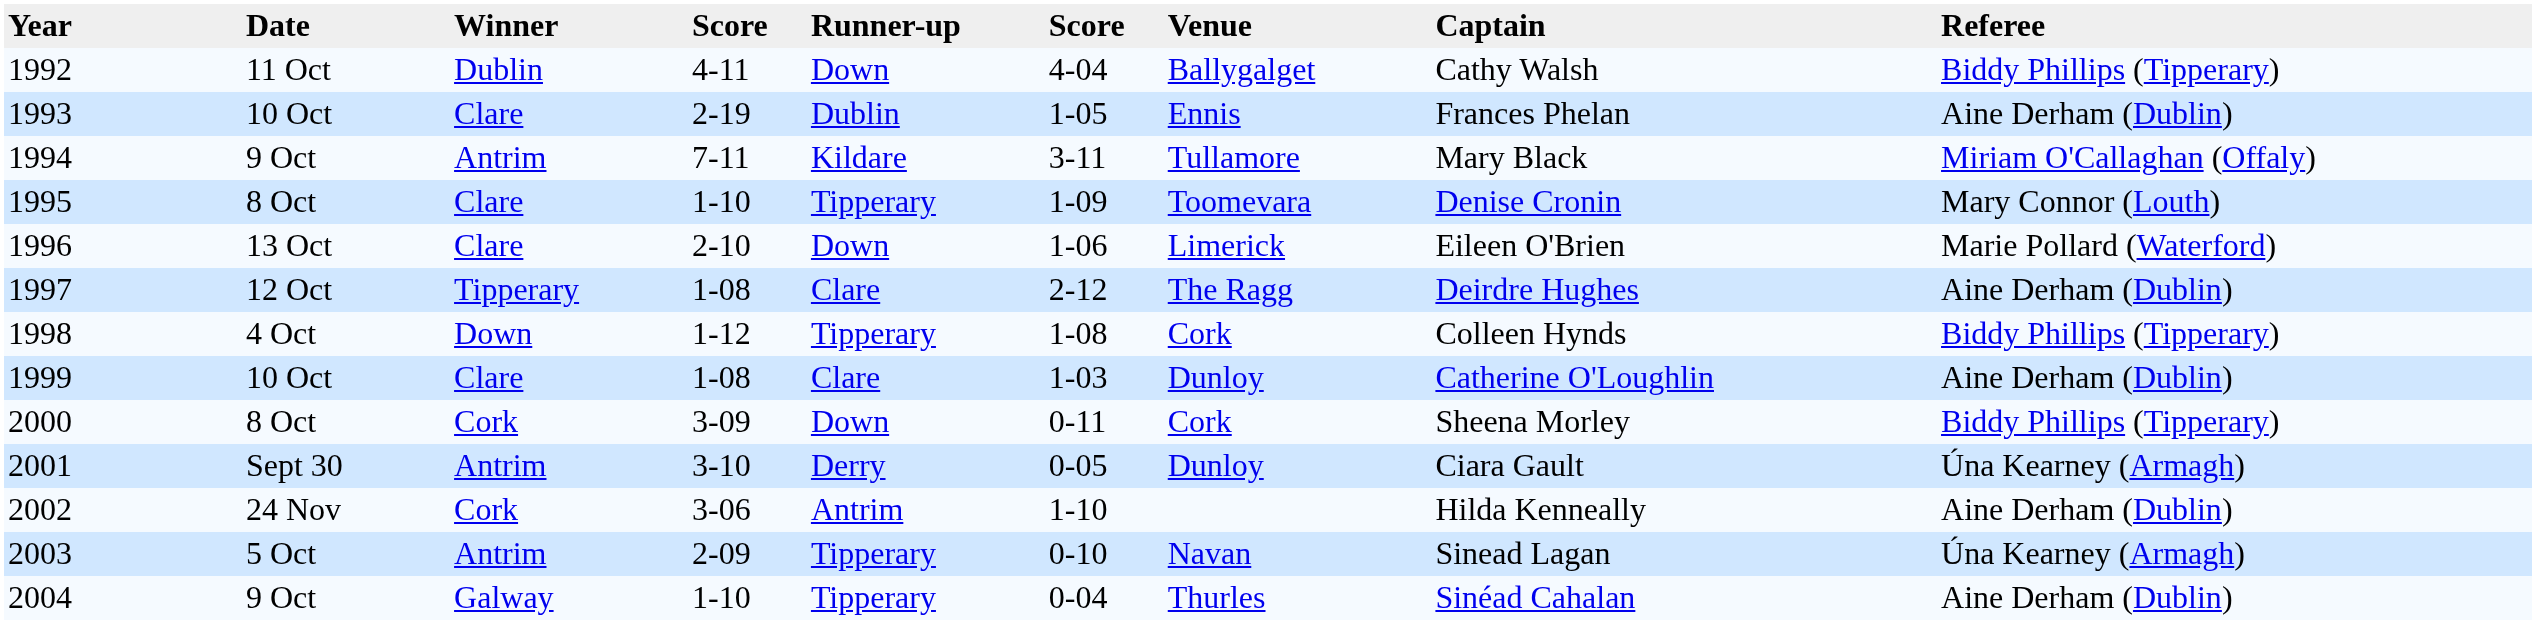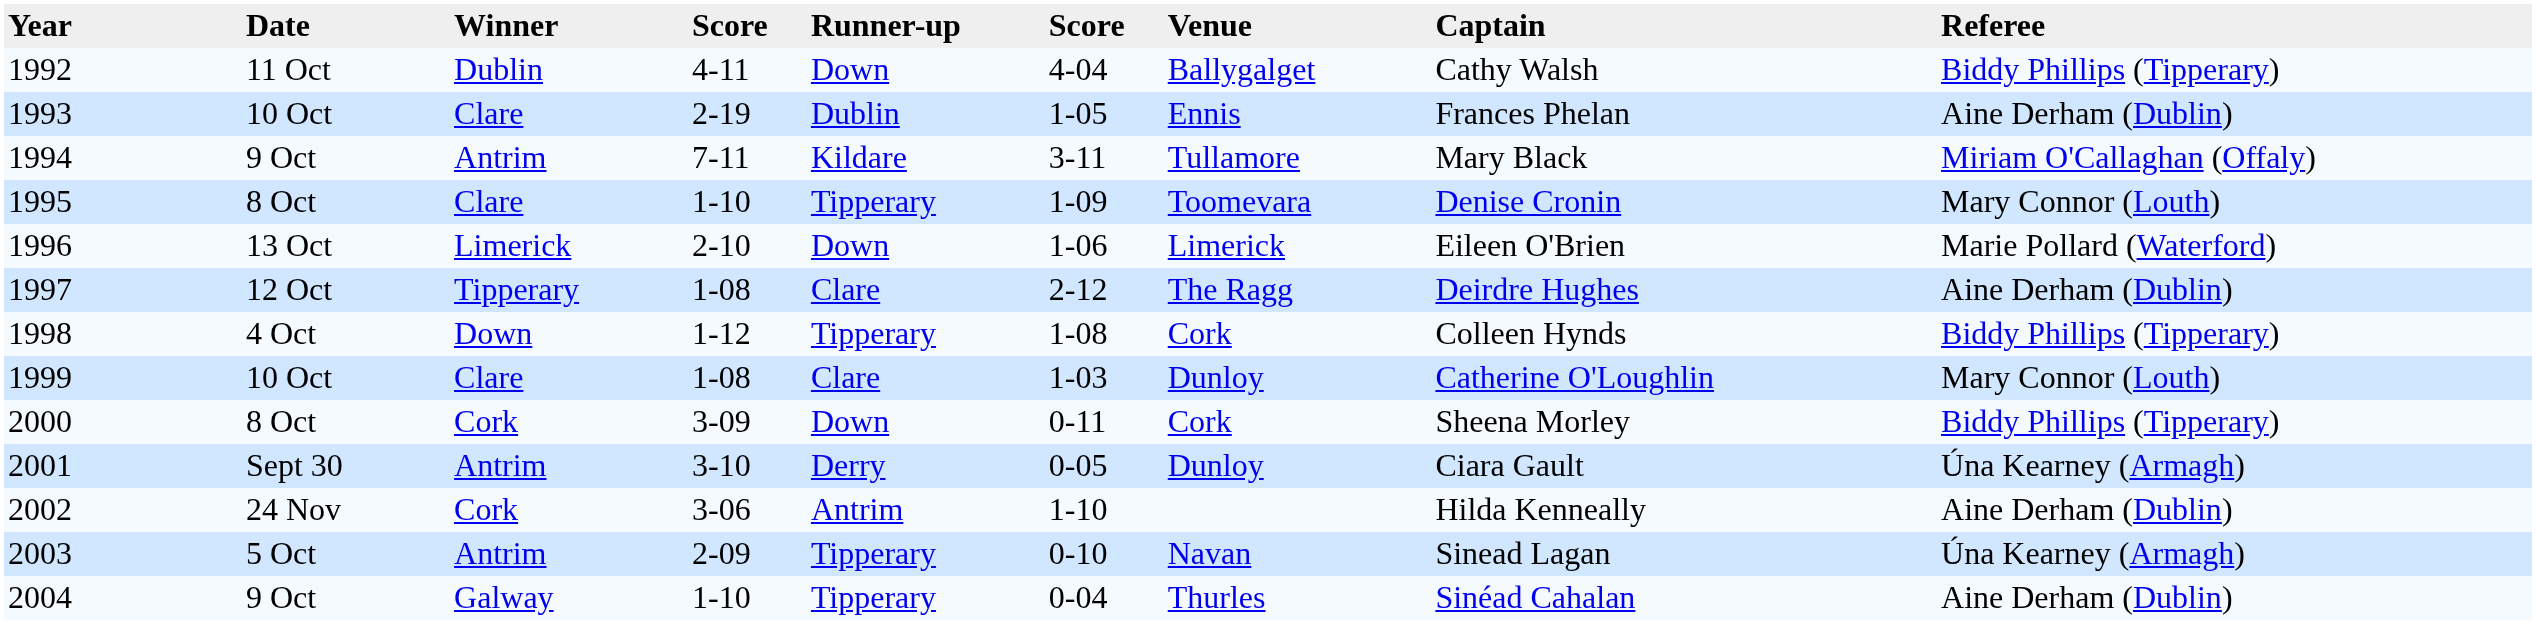(489, 245) Clare -> (513, 245) Limerick
(2087, 377) Aine Derham (Dublin) -> (2081, 377) Mary Connor (Louth)
